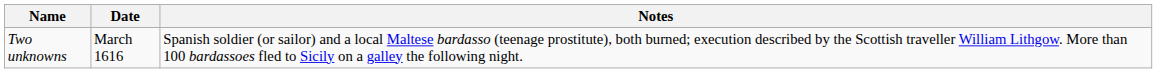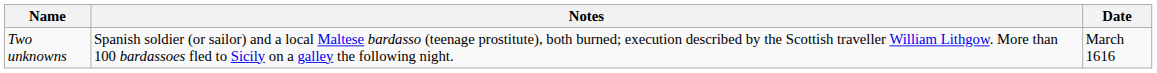columns swapped: (125, 16) <-> (656, 16)
